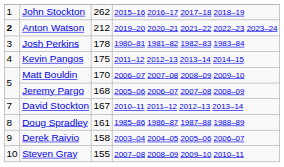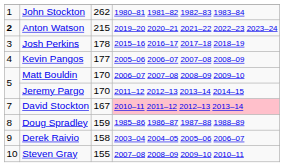(179, 12) 2015–16 2016–17 2017–18 2018–19 -> (179, 12) 1980–81 1981–82 1982–83 1983–84
(102, 28) 212 -> (102, 28) 215
(179, 44) 1980–81 1981–82 1982–83 1983–84 -> (179, 44) 2015–16 2016–17 2017–18 2018–19
(102, 59) 175 -> (102, 59) 177
(179, 59) 2011–12 2012–13 2013–14 2014–15 -> (179, 59) 2005–06 2006–07 2007–08 2008–09
(102, 91) 168 -> (102, 91) 170
(179, 91) 2005–06 2006–07 2007–08 2008–09 -> (179, 91) 2011–12 2012–13 2013–14 2014–15
(179, 107) no background -> (179, 107) pink background
(102, 122) 161 -> (102, 122) 159
